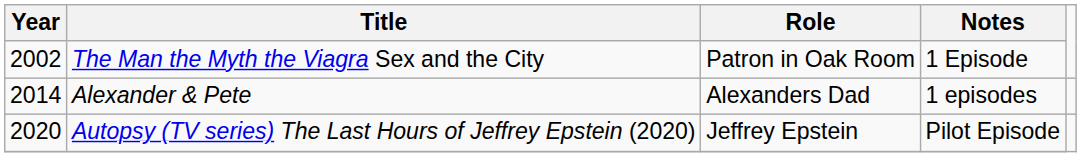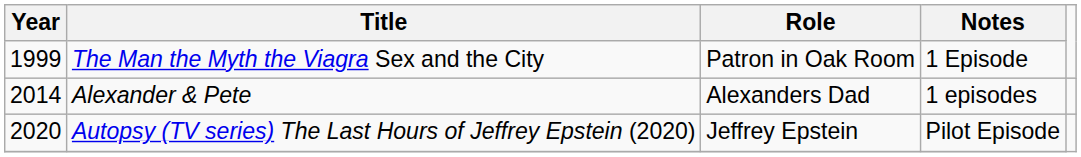(36, 59) 2002 -> (36, 59) 1999
